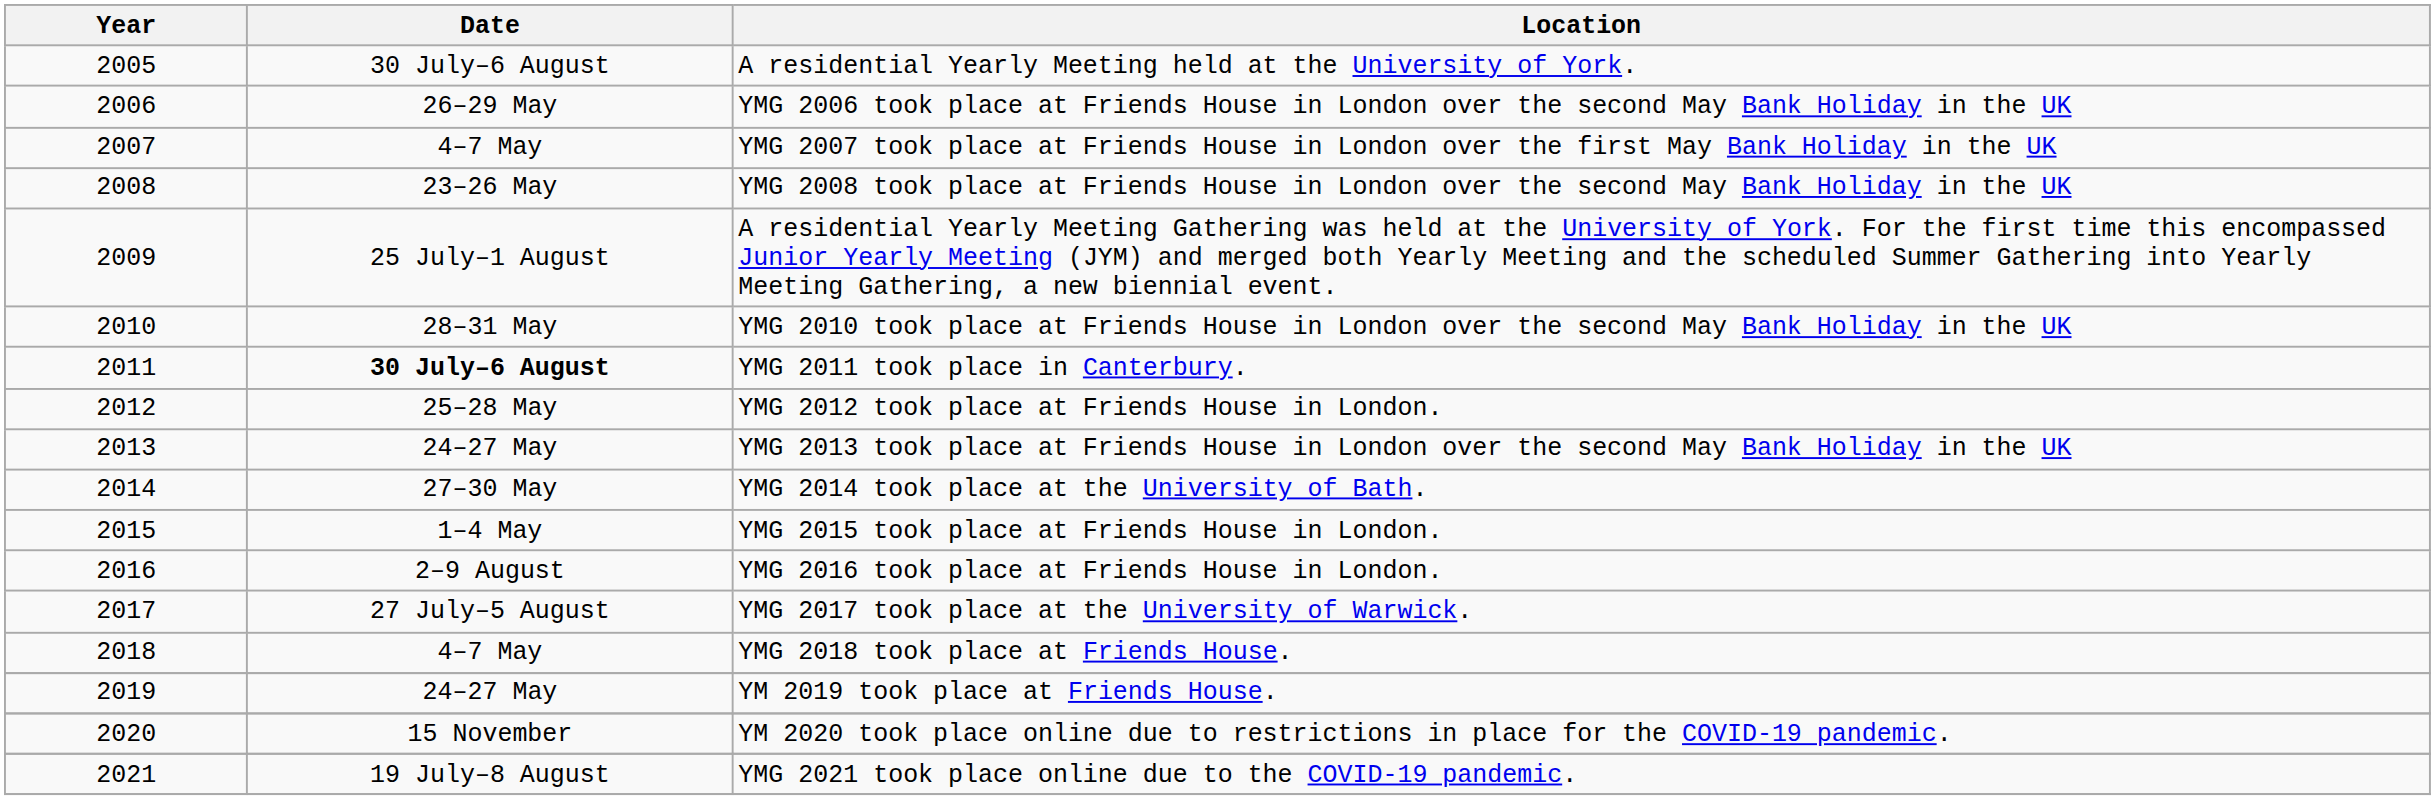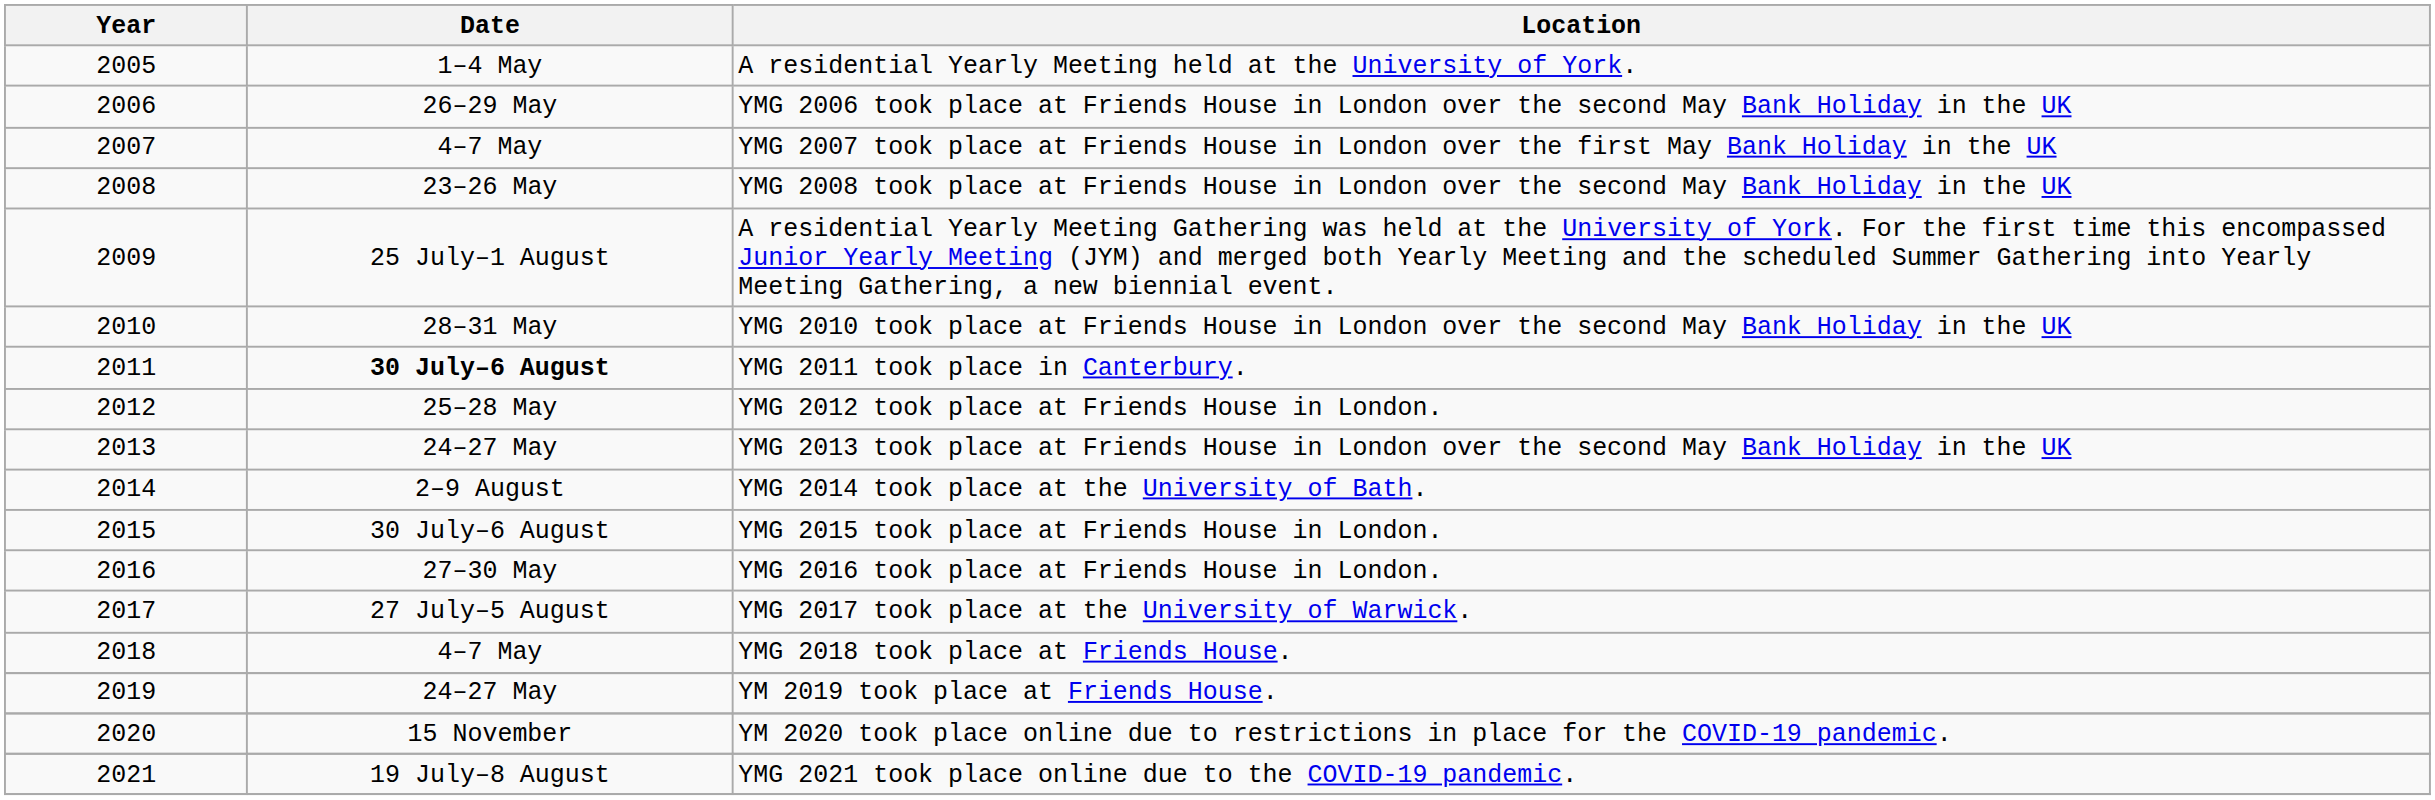(490, 66) 30 July–6 August -> (490, 66) 1–4 May
(490, 490) 27–30 May -> (490, 490) 2–9 August
(490, 530) 1–4 May -> (490, 530) 30 July–6 August
(490, 571) 2–9 August -> (490, 571) 27–30 May
